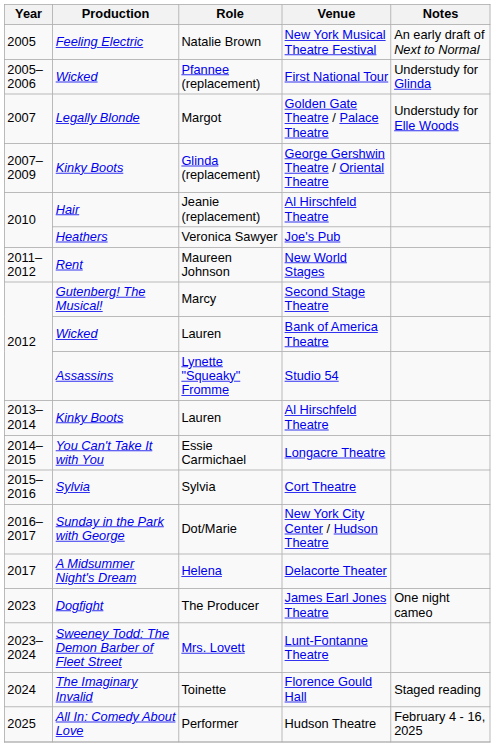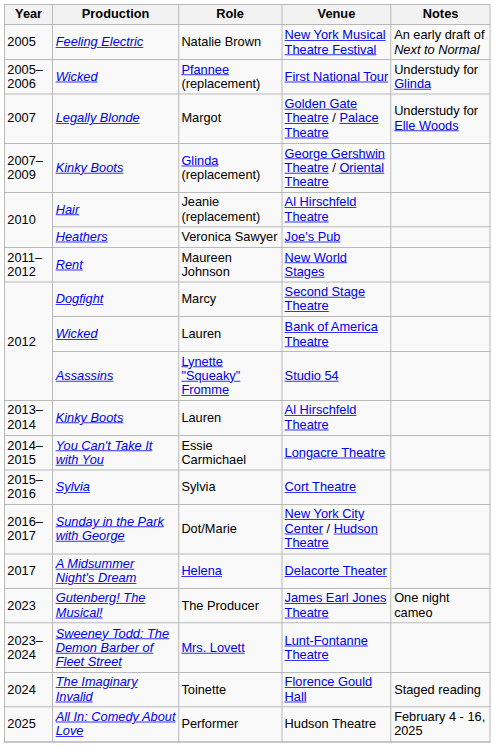(101, 299) Gutenberg! The Musical! -> (80, 299) Dogfight
(80, 605) Dogfight -> (101, 605) Gutenberg! The Musical!
